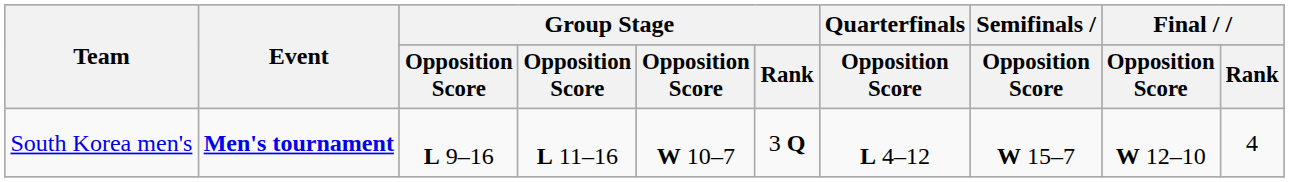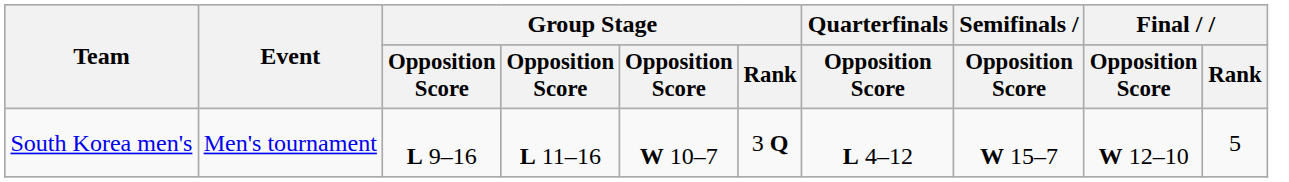(299, 142) bold -> (290, 142) normal
(1252, 142) 4 -> (1235, 142) 5
